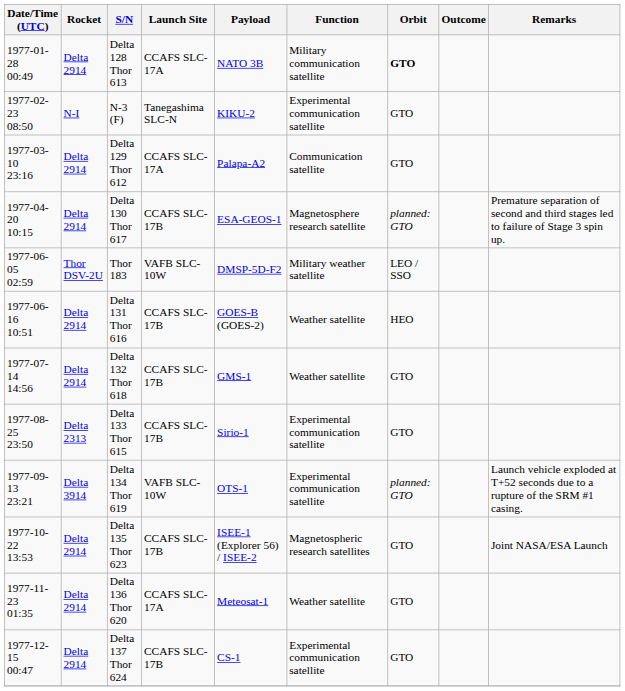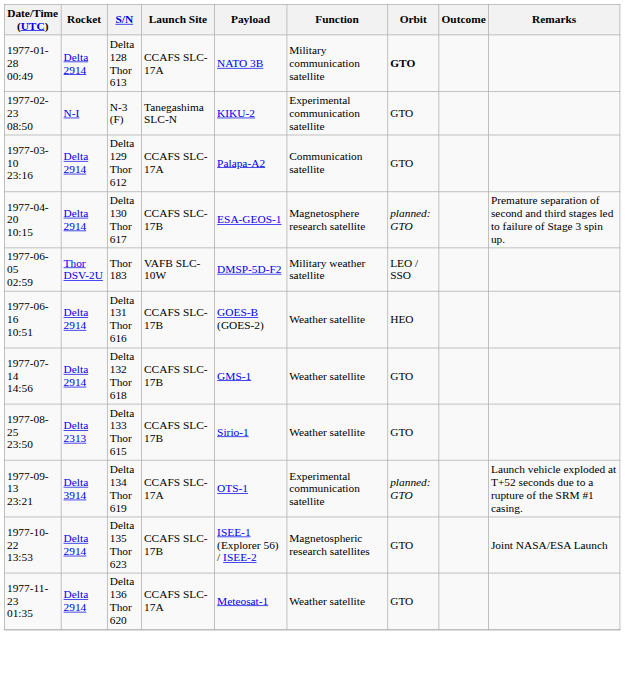(325, 432) Experimental communication satellite -> (327, 432) Weather satellite
(172, 488) VAFB SLC-10W -> (176, 488) CCAFS SLC-17A
- row: (122, 657)
